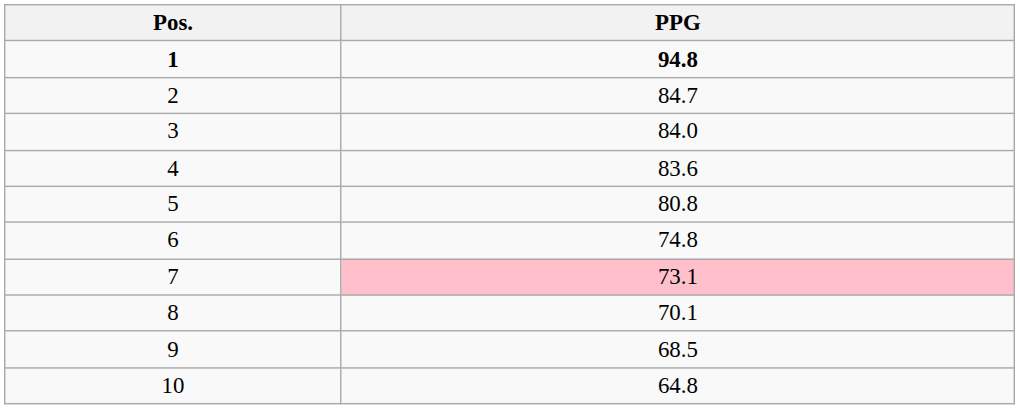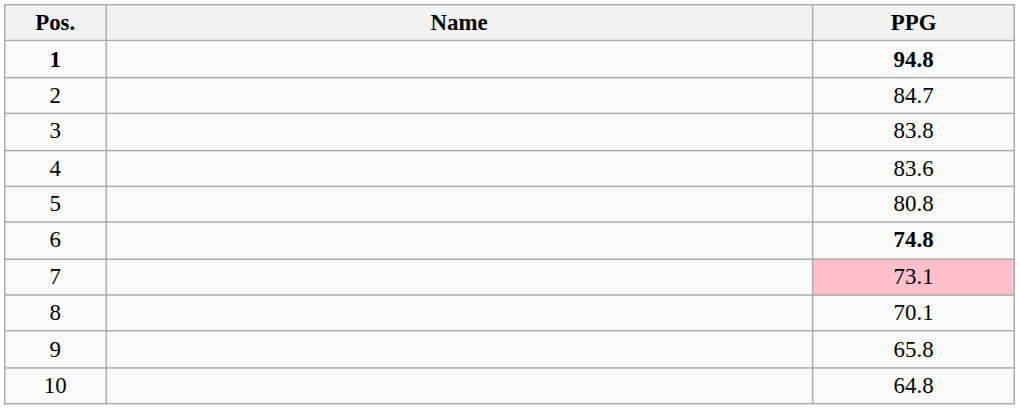+ column: (459, 22)
(678, 131) 84.0 -> (914, 131) 83.8
(678, 240) normal -> (914, 240) bold
(678, 349) 68.5 -> (914, 349) 65.8
